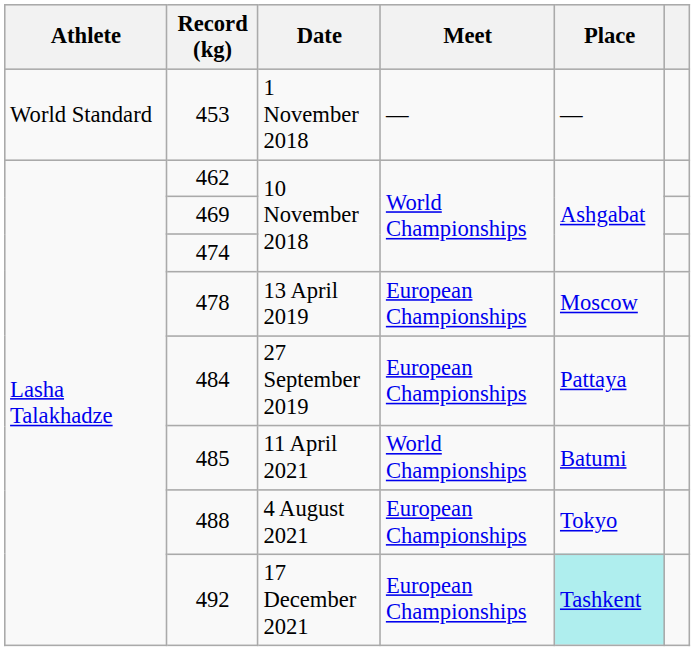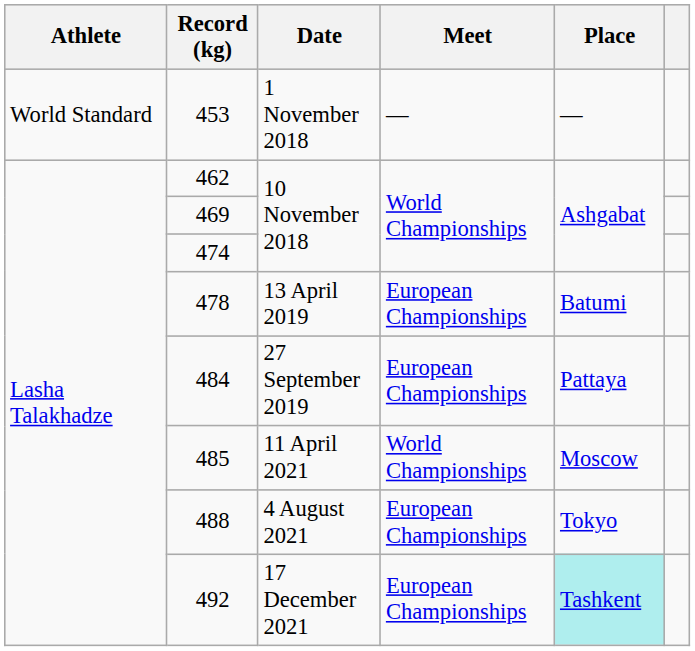(599, 303) Moscow -> (593, 303) Batumi
(593, 458) Batumi -> (599, 458) Moscow
